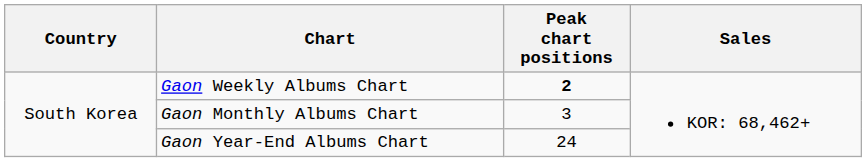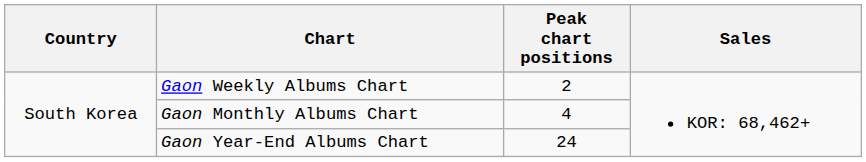(566, 86) bold -> (566, 86) normal
(566, 114) 3 -> (566, 114) 4
